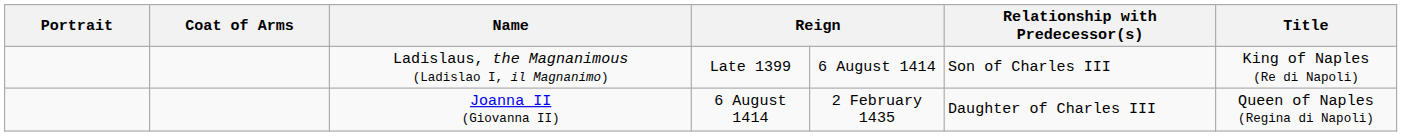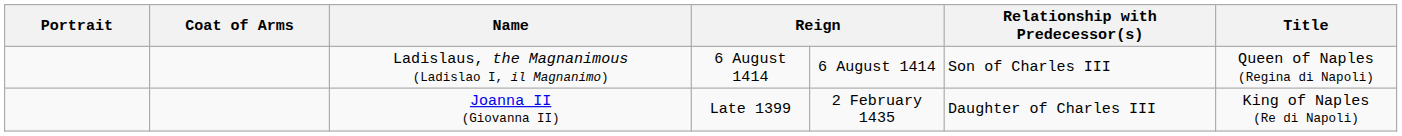(750, 68) Late 1399 -> (750, 68) 6 August 1414
(1306, 67) King of Naples (Re di Napoli) -> (1306, 67) Queen of Naples (Regina di Napoli)
(750, 110) 6 August 1414 -> (750, 110) Late 1399
(1306, 109) Queen of Naples (Regina di Napoli) -> (1306, 109) King of Naples (Re di Napoli)
